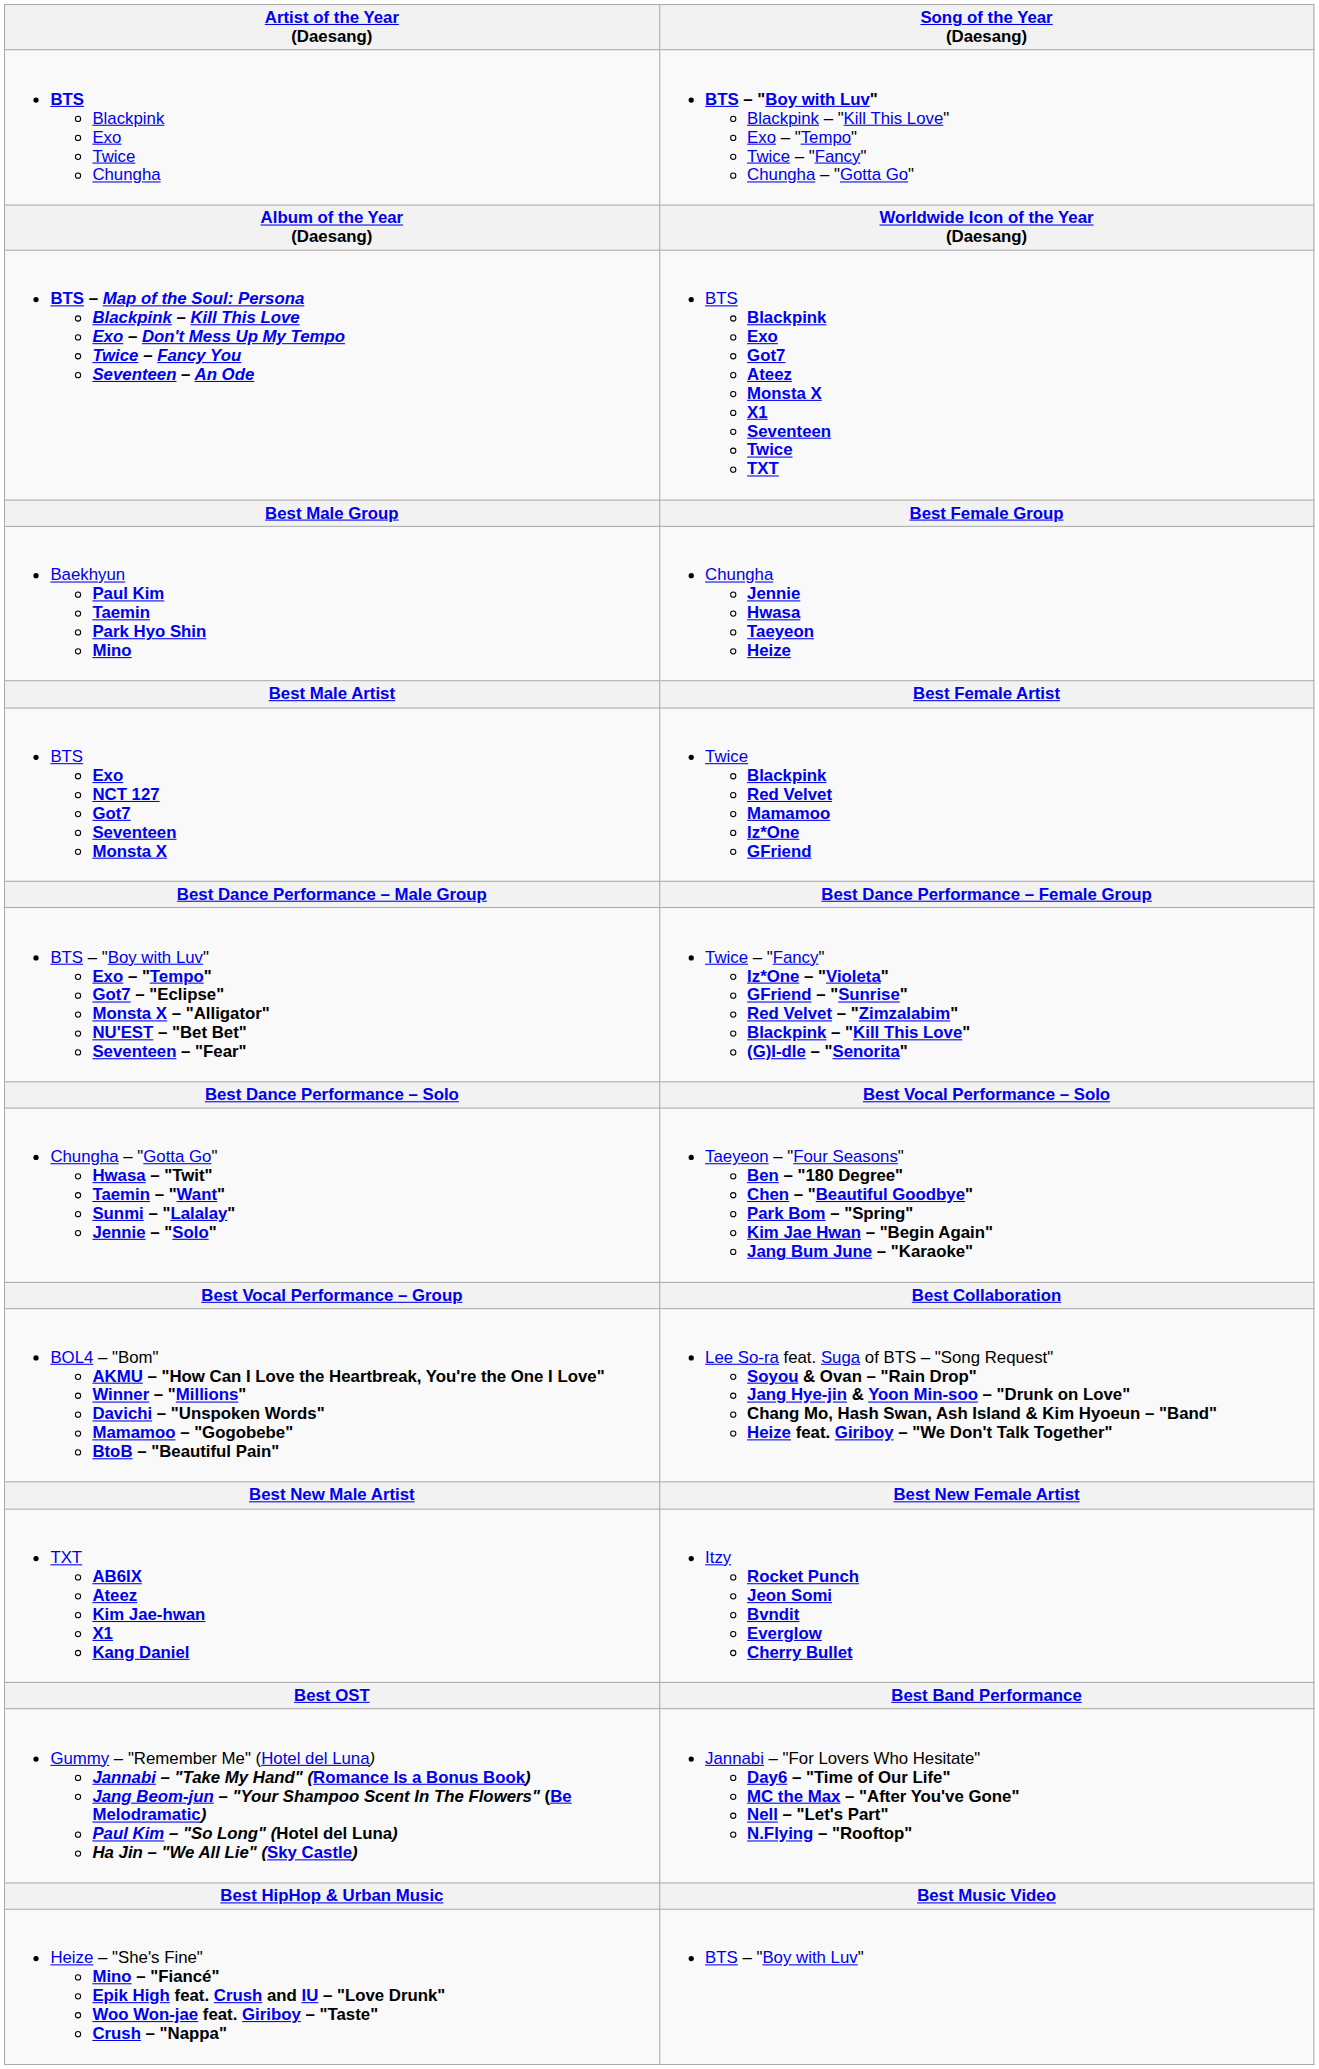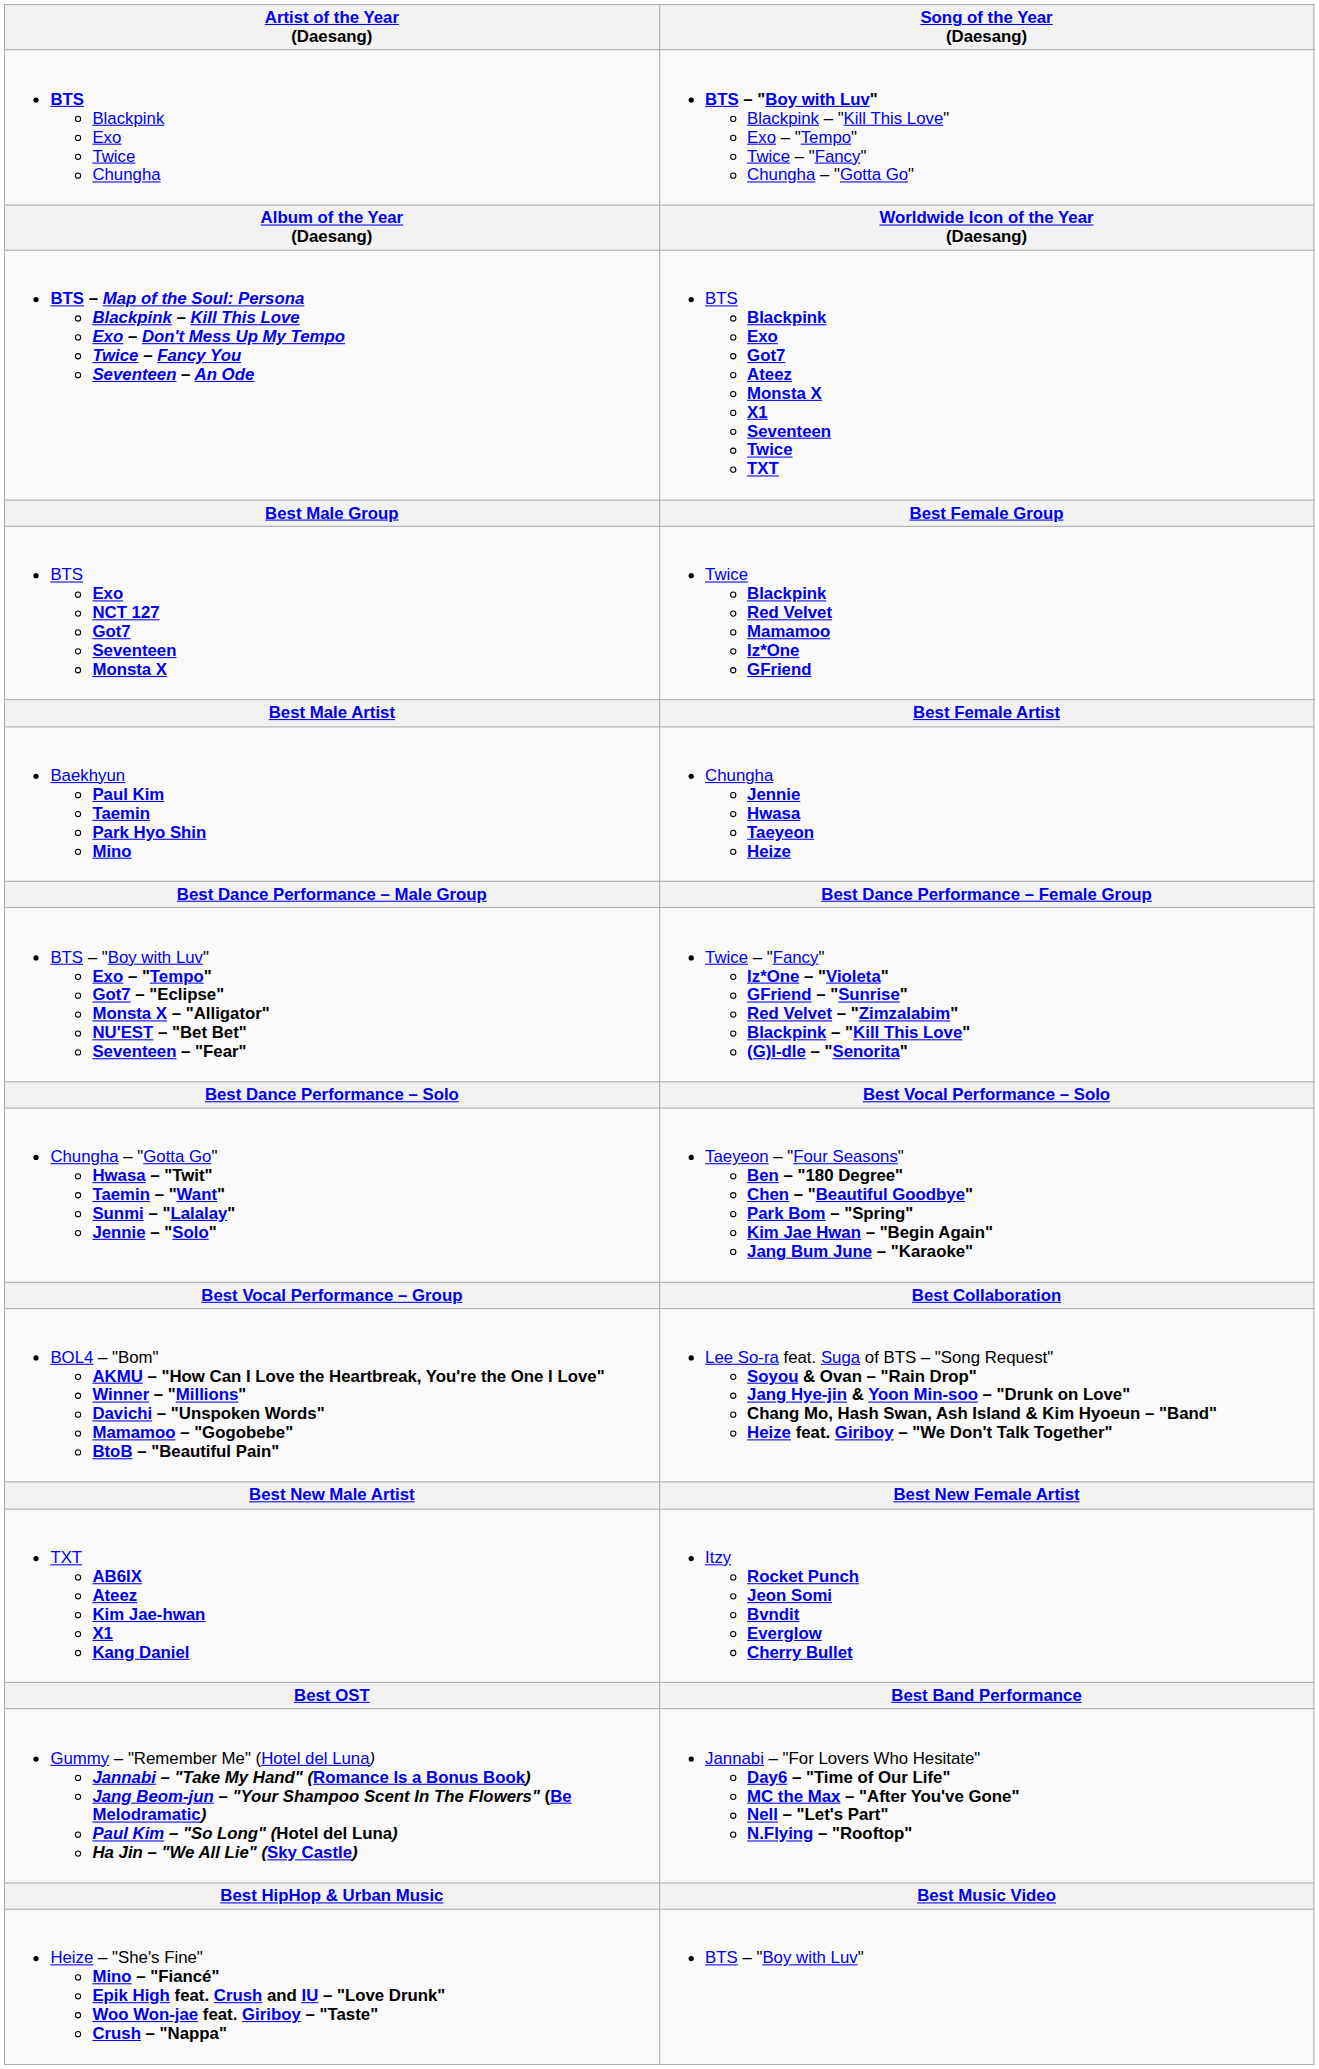rows swapped: (332, 804) <-> (332, 613)
